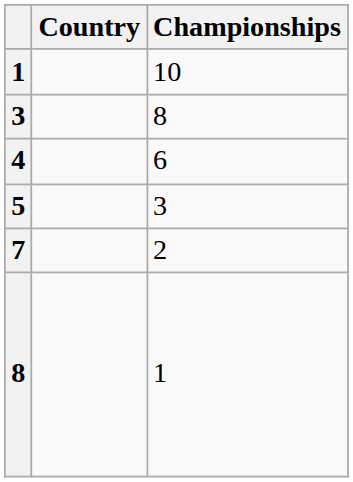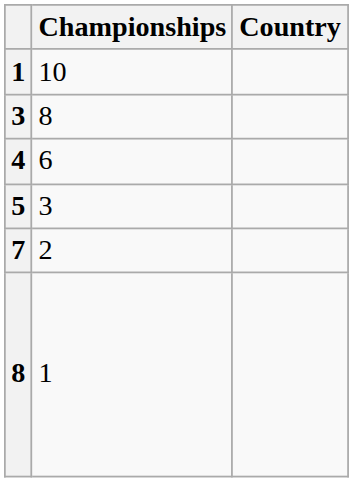columns swapped: (89, 26) <-> (247, 26)
